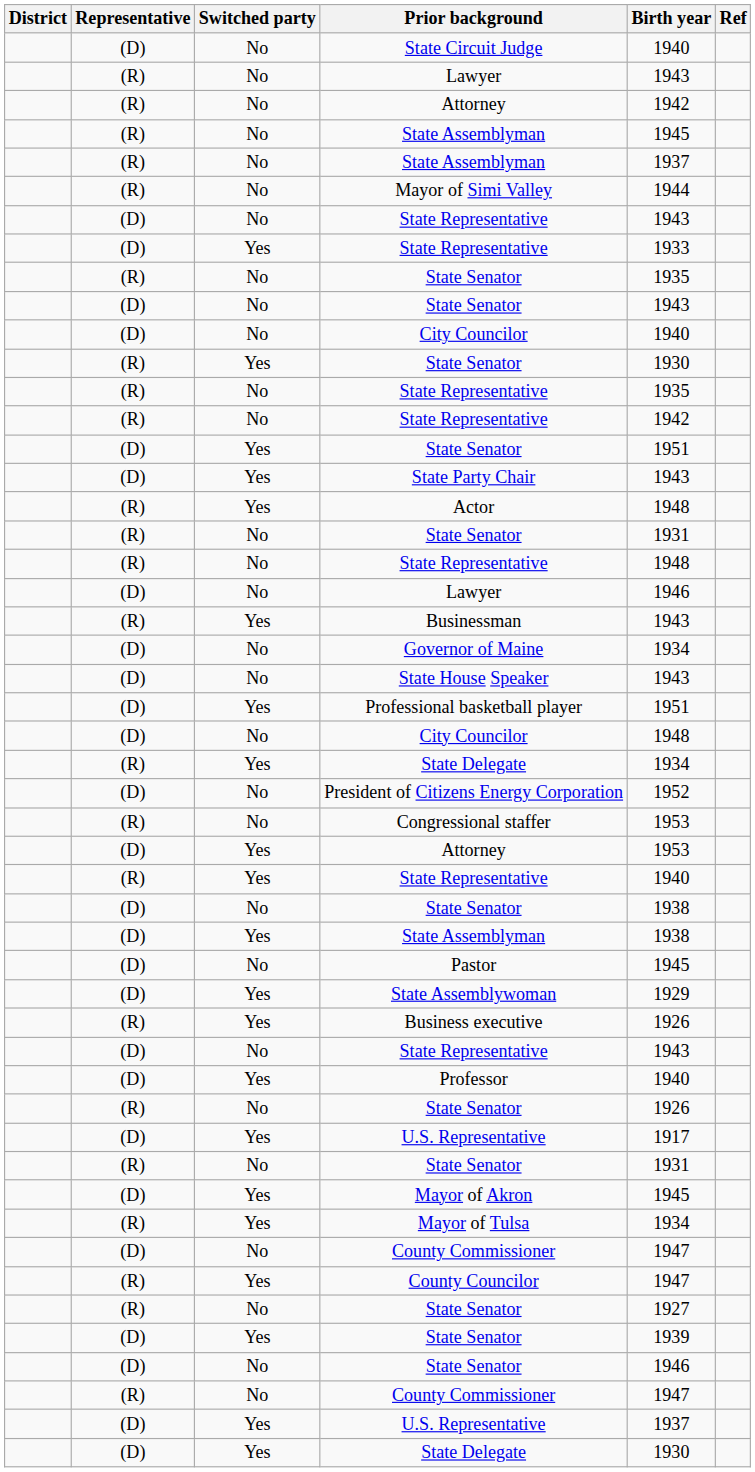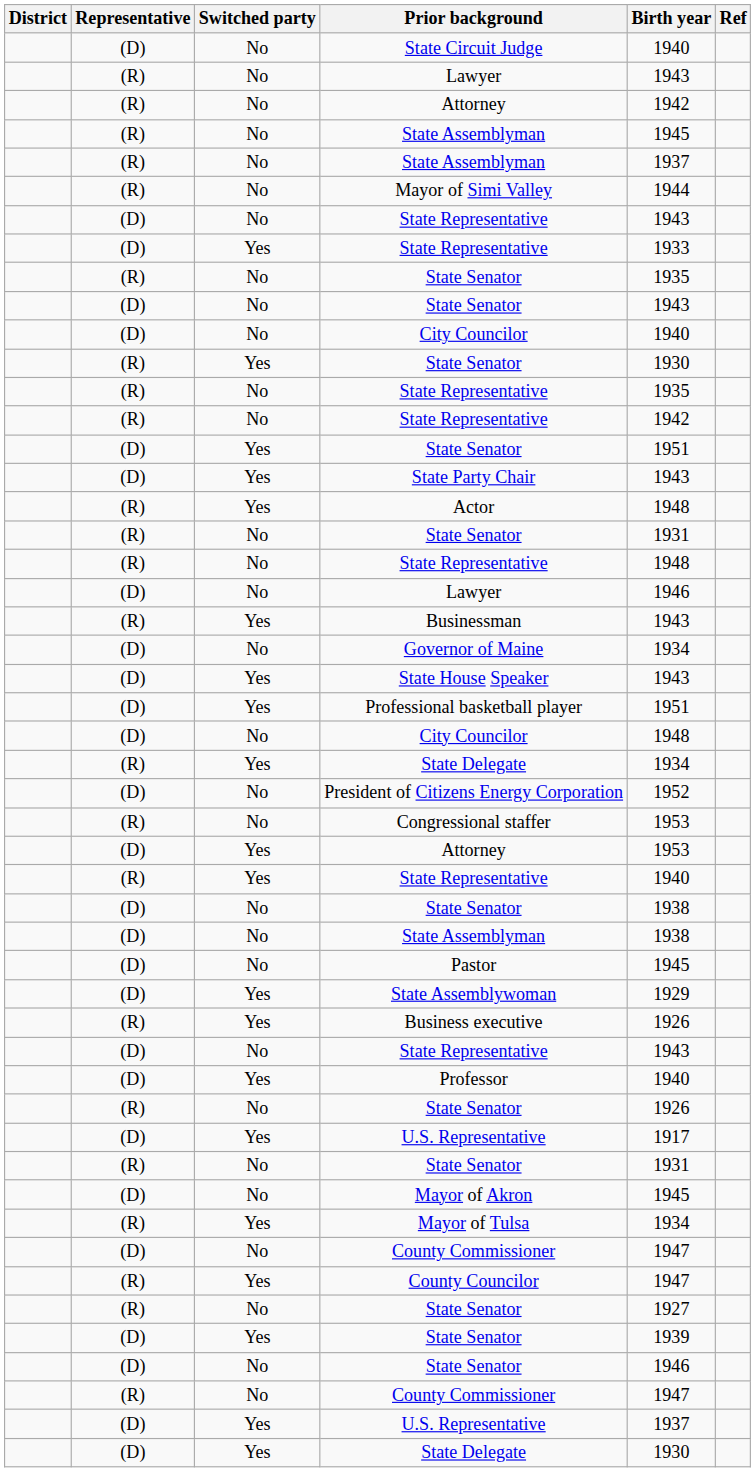(257, 678) No -> (257, 678) Yes
(257, 936) Yes -> (257, 936) No
(257, 1194) Yes -> (257, 1194) No
